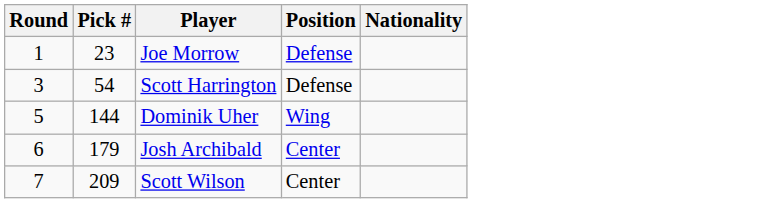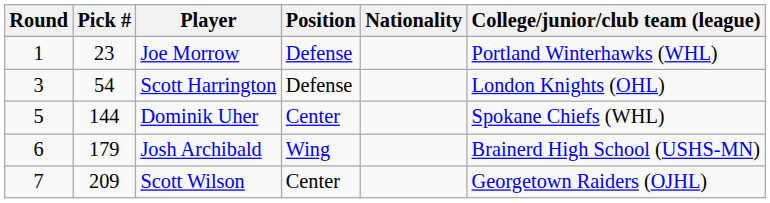+ column: (616, 20)
(308, 117) Wing -> (313, 117) Center
(313, 149) Center -> (308, 149) Wing
